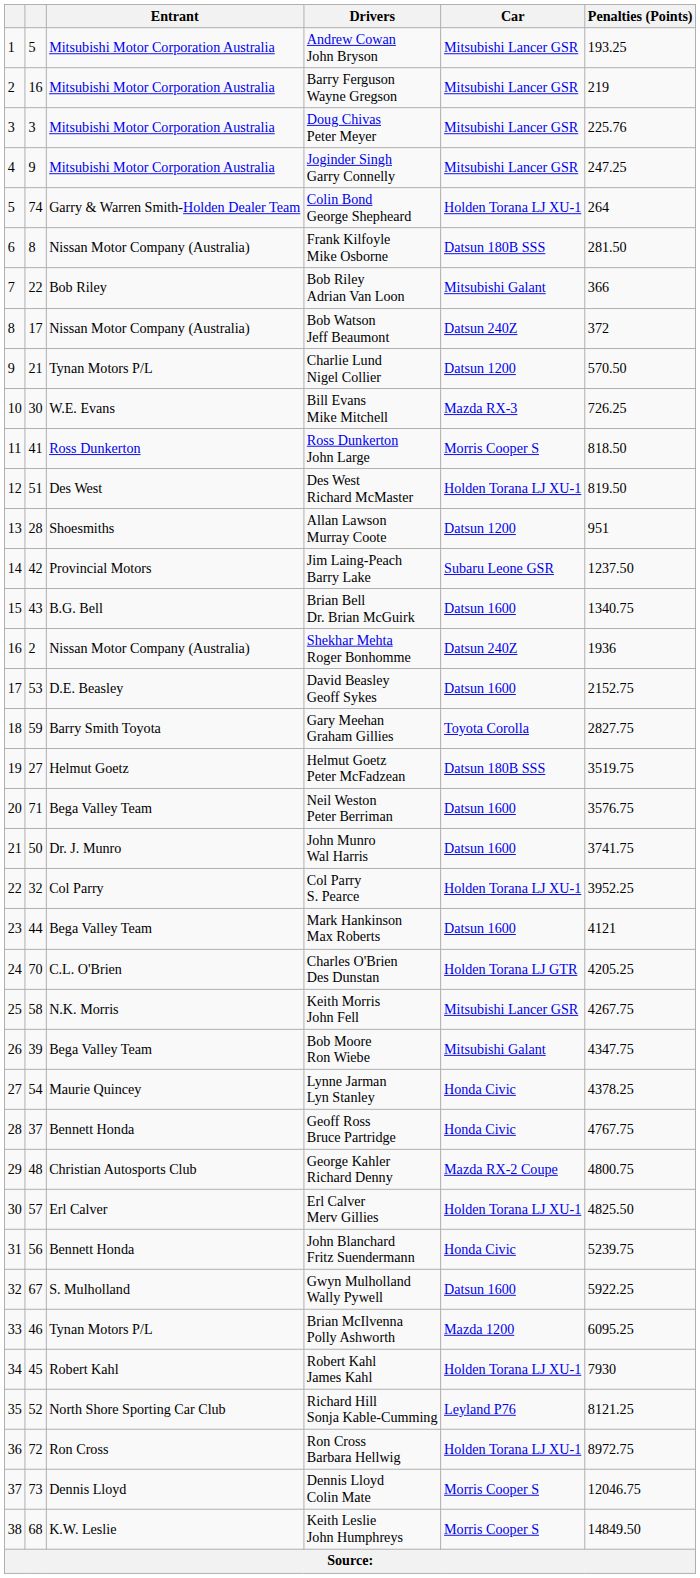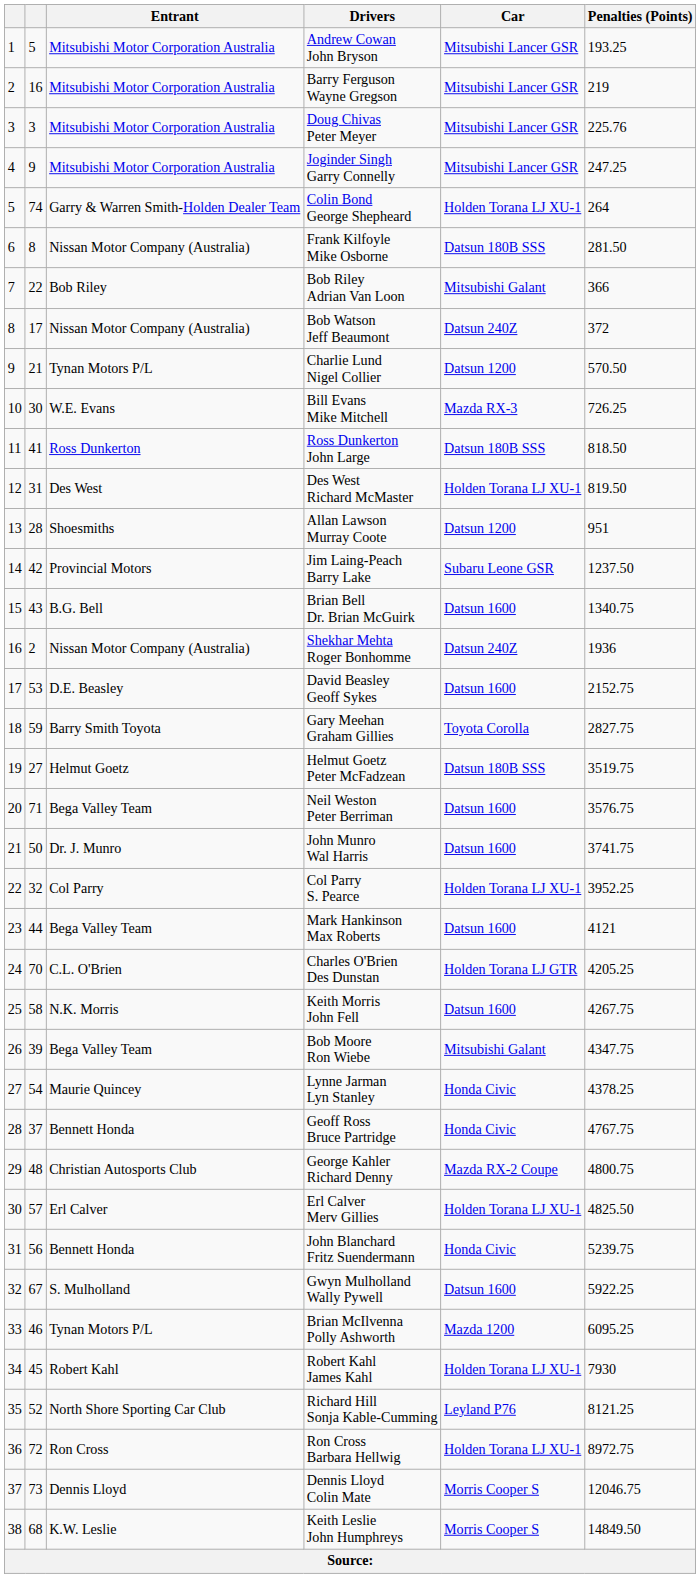(492, 448) Morris Cooper S -> (495, 448) Datsun 180B SSS
(36, 488) 51 -> (36, 488) 31
(511, 1009) Mitsubishi Lancer GSR -> (480, 1009) Datsun 1600
